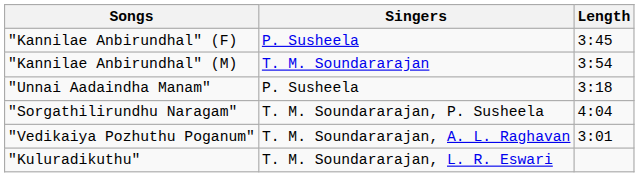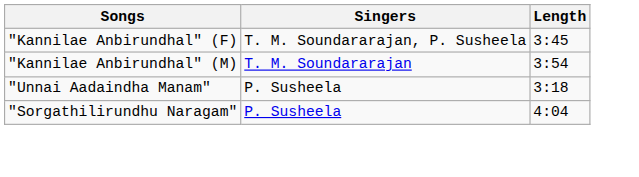(310, 40) P. Susheela -> (385, 40) T. M. Soundararajan, P. Susheela
(403, 112) T. M. Soundararajan, P. Susheela -> (293, 112) P. Susheela
- row: (131, 136)
- row: (74, 160)
